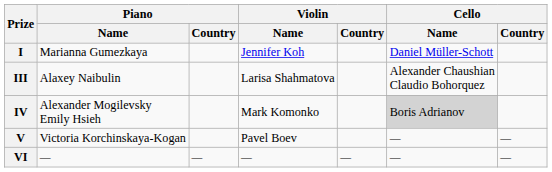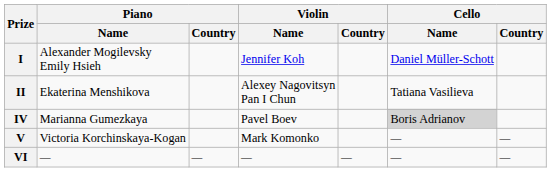(94, 52) Marianna Gumezkaya -> (96, 59) Alexander Mogilevsky Emily Hsieh
+ row: (21, 92)
- row: (21, 78)
(96, 111) Alexander Mogilevsky Emily Hsieh -> (94, 118) Marianna Gumezkaya
(280, 111) Mark Komonko -> (269, 118) Pavel Boev
(269, 137) Pavel Boev -> (280, 137) Mark Komonko
